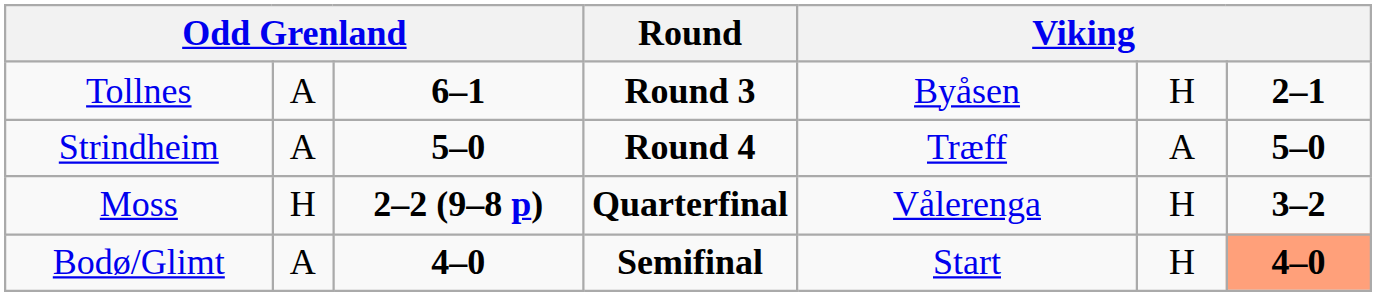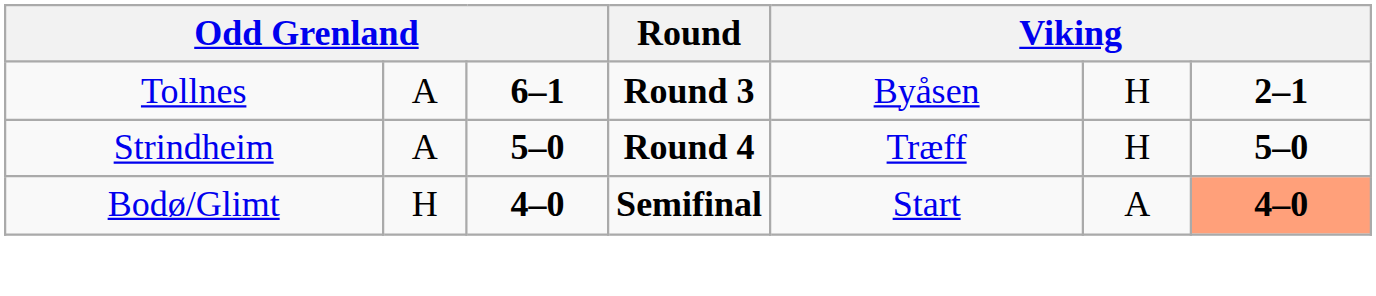(1182, 147) A -> (1137, 147) H
- row: (139, 204)
(303, 261) A -> (425, 204) H
(1182, 261) H -> (1137, 204) A
